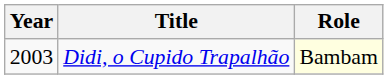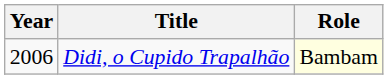(31, 56) 2003 -> (31, 56) 2006
